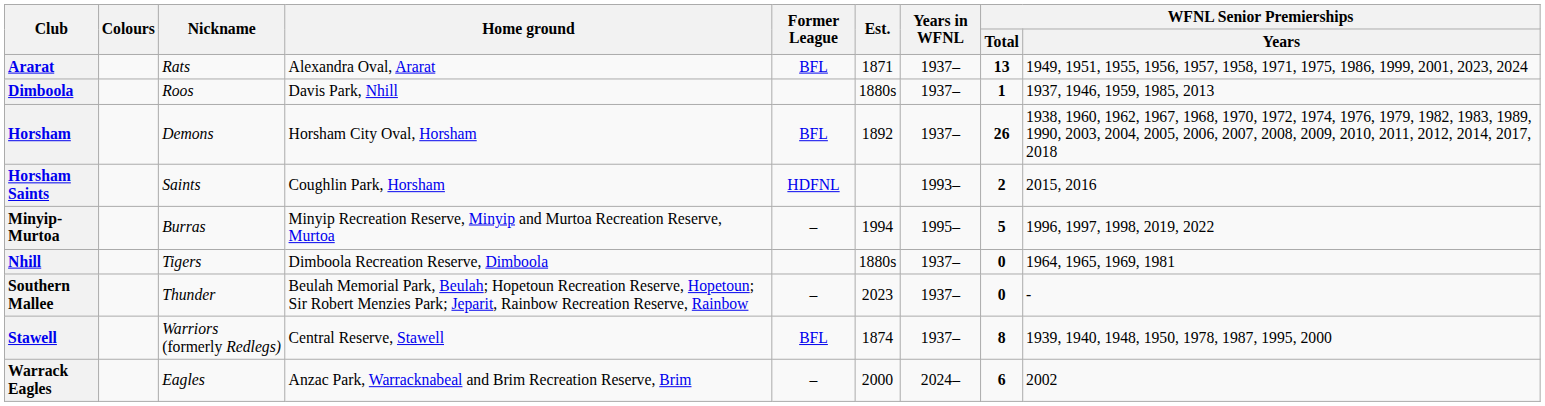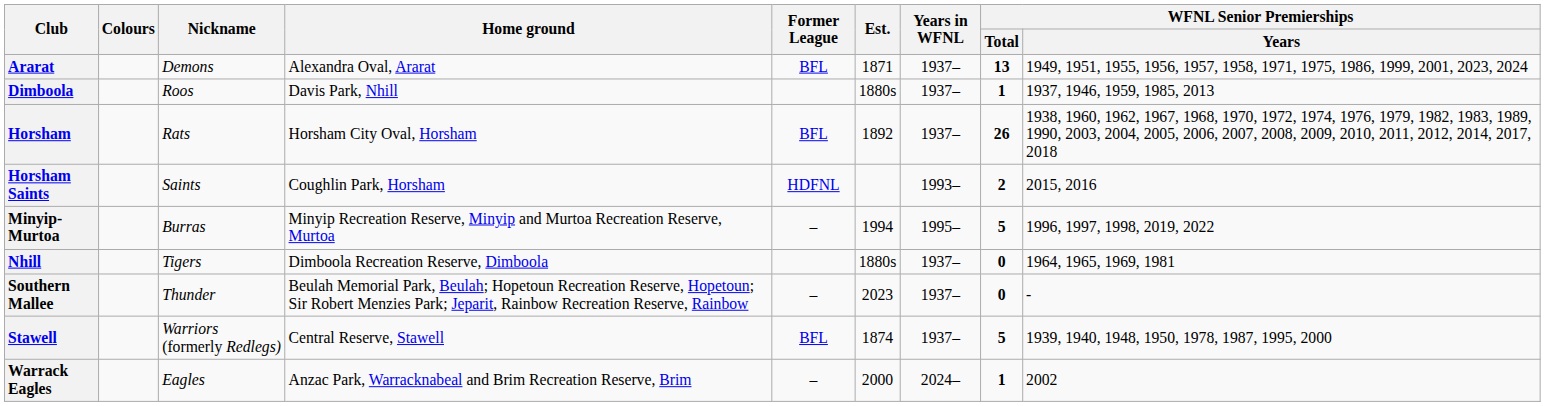(176, 66) Rats -> (188, 66) Demons
(188, 134) Demons -> (176, 134) Rats
(1002, 337) 8 -> (1002, 337) 5
(1002, 380) 6 -> (1002, 380) 1
